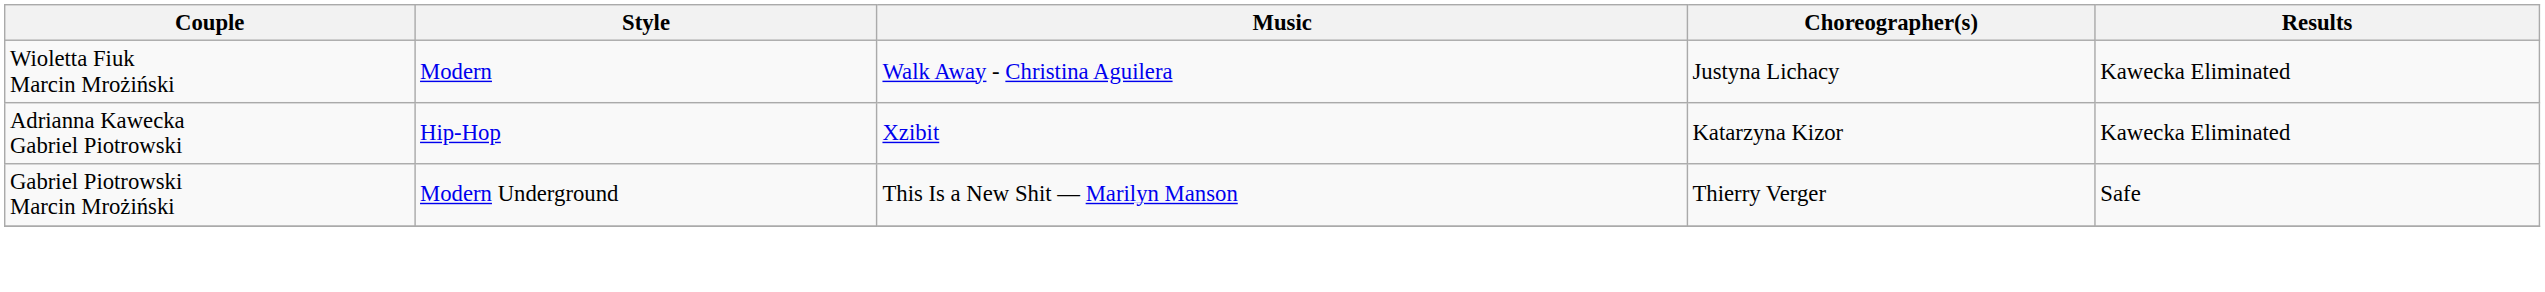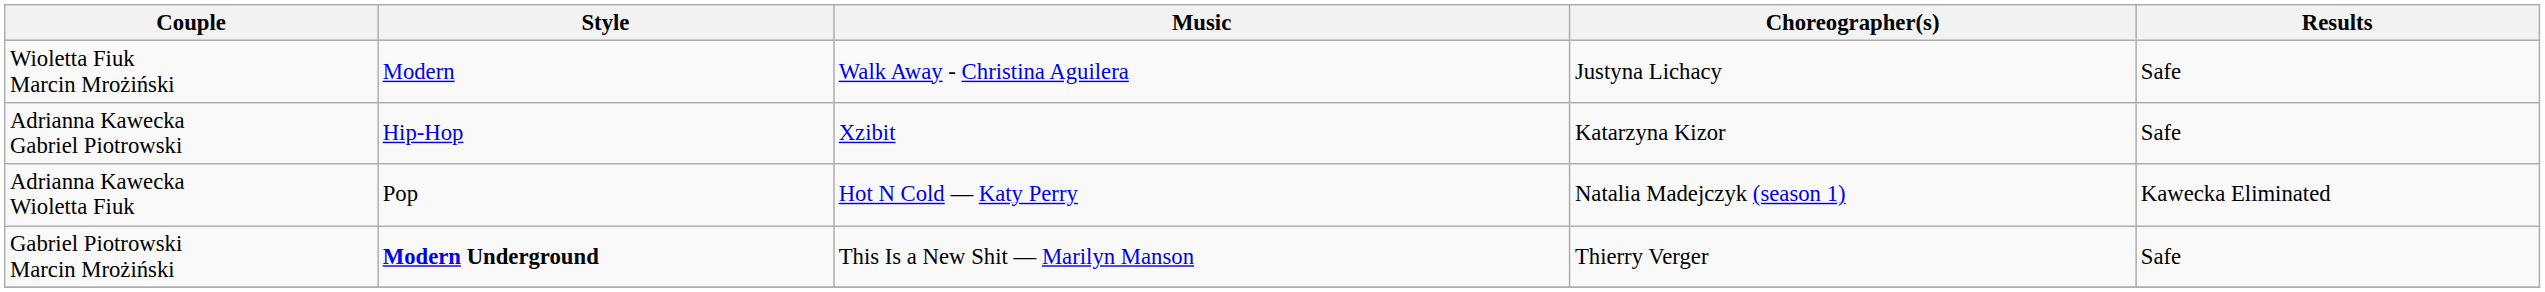(2195, 71) Kawecka Eliminated -> (2161, 71) Safe
(2195, 132) Kawecka Eliminated -> (2161, 132) Safe
+ row: (97, 194)
(519, 194) normal -> (491, 256) bold
